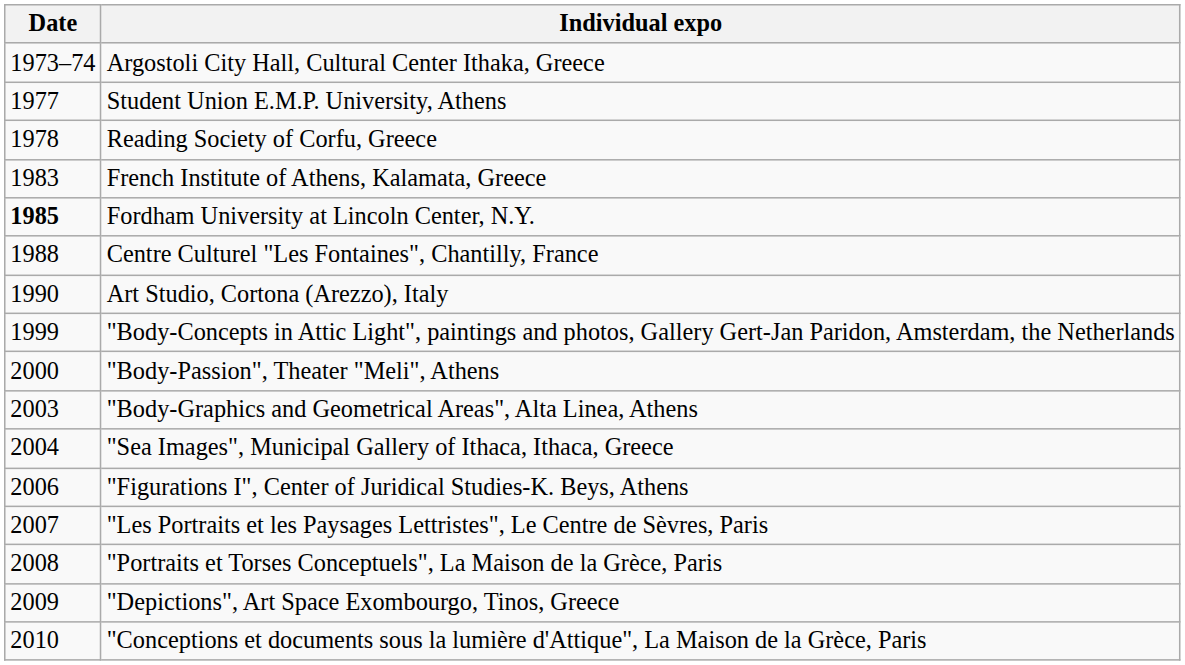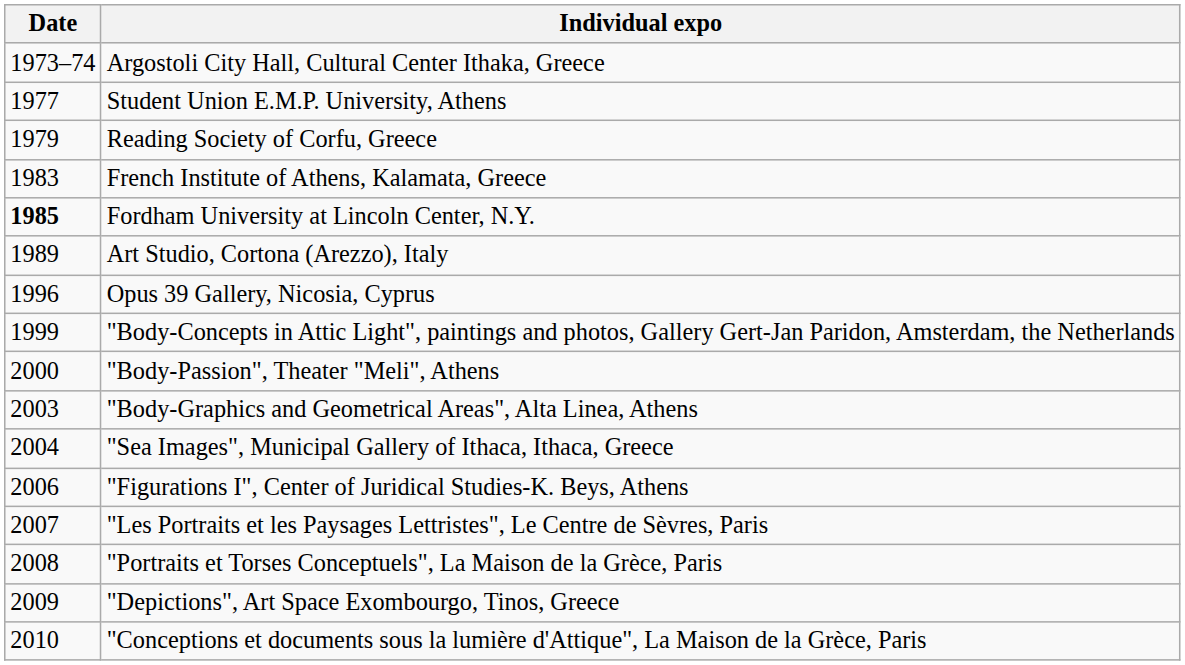(35, 139) 1978 -> (35, 139) 1979
- row: (353, 255)
(35, 293) 1990 -> (35, 255) 1989
+ row: (271, 293)
